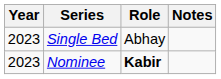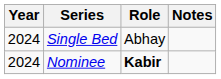(24, 39) 2023 -> (24, 39) 2024
(24, 62) 2023 -> (24, 62) 2024
